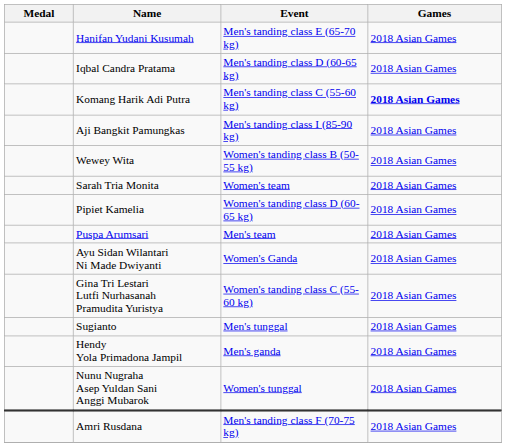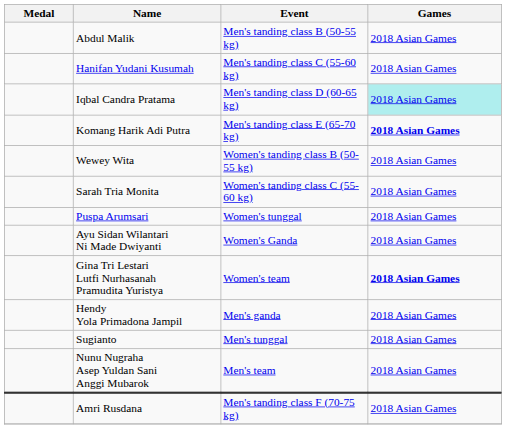+ row: (105, 37)
(289, 37) Men's tanding class E (65-70 kg) -> (290, 68) Men's tanding class C (55-60 kg)
(413, 68) no background -> (413, 99) paleturquoise background
(290, 99) Men's tanding class C (55-60 kg) -> (289, 130) Men's tanding class E (65-70 kg)
- row: (130, 130)
(257, 185) Women's team -> (291, 191) Women's tanding class C (55-60 kg)
- row: (110, 209)
(249, 234) Men's team -> (263, 216) Women's tunggal
(291, 295) Women's tanding class C (55-60 kg) -> (257, 277) Women's team
(413, 295) normal -> (415, 277) bold
rows swapped: (96, 326) <-> (129, 351)
(263, 388) Women's tunggal -> (249, 370) Men's team
